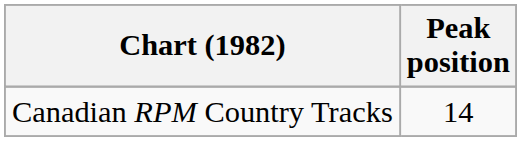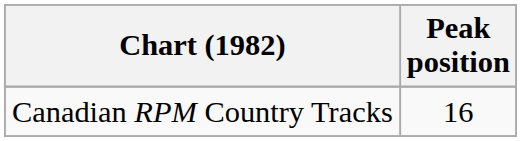(458, 111) 14 -> (458, 111) 16
